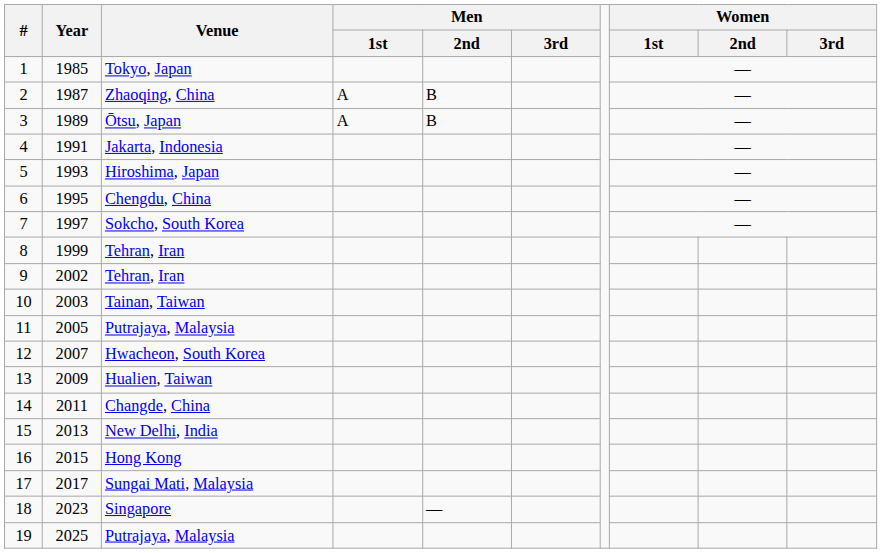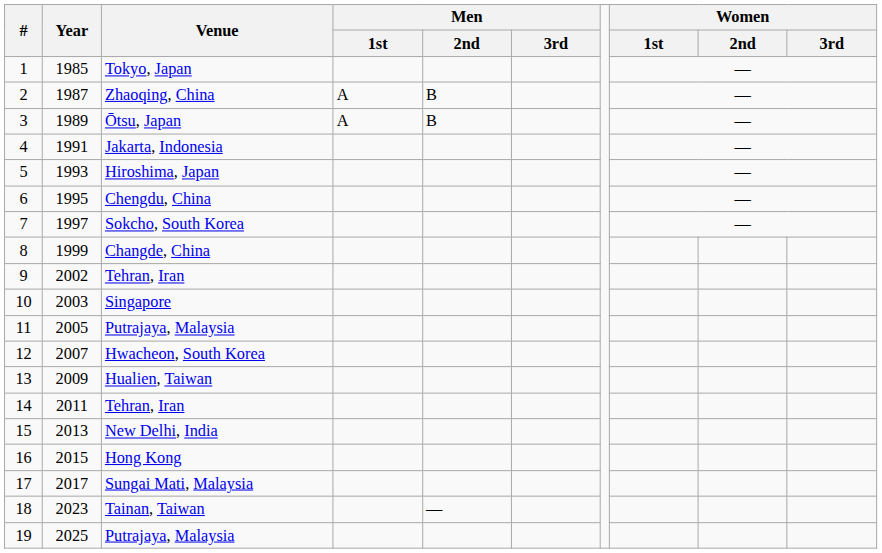(145, 250) Tehran, Iran -> (157, 250) Changde, China
(155, 302) Tainan, Taiwan -> (138, 302) Singapore
(157, 405) Changde, China -> (145, 405) Tehran, Iran
(138, 509) Singapore -> (155, 509) Tainan, Taiwan
